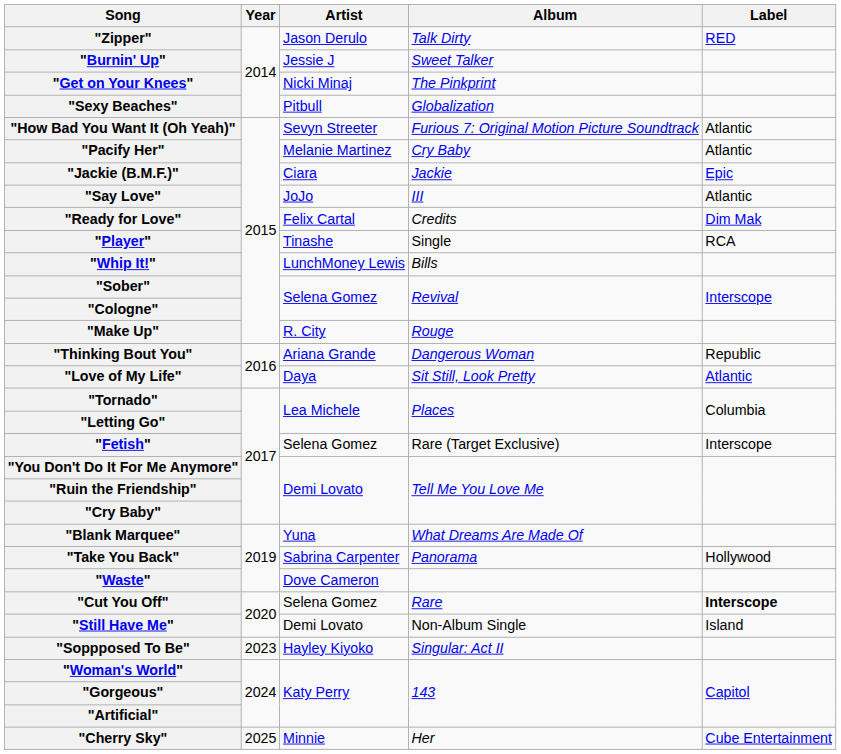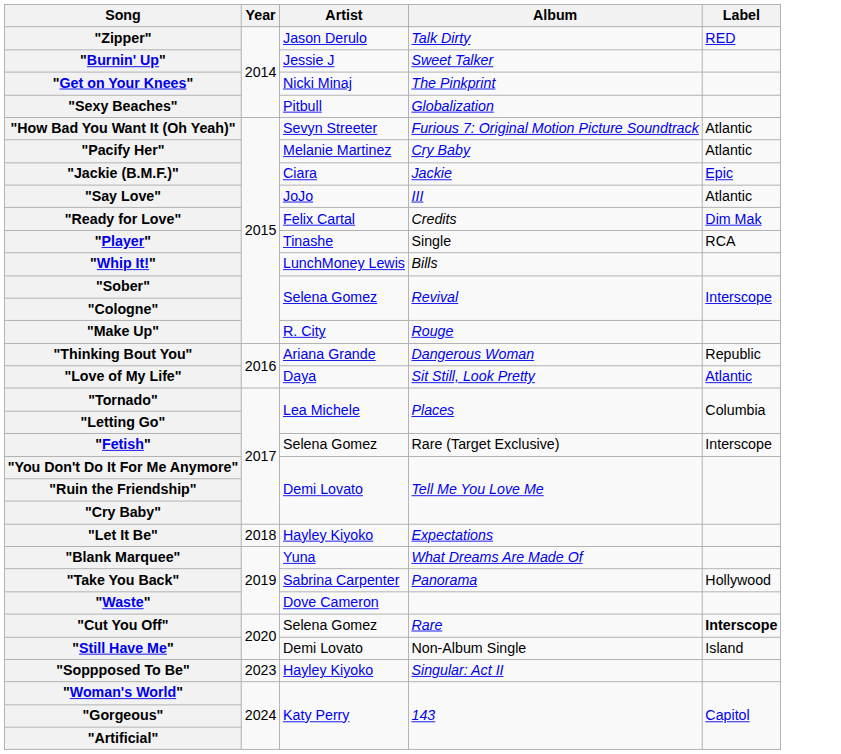+ row: (123, 535)
- row: (123, 738)
